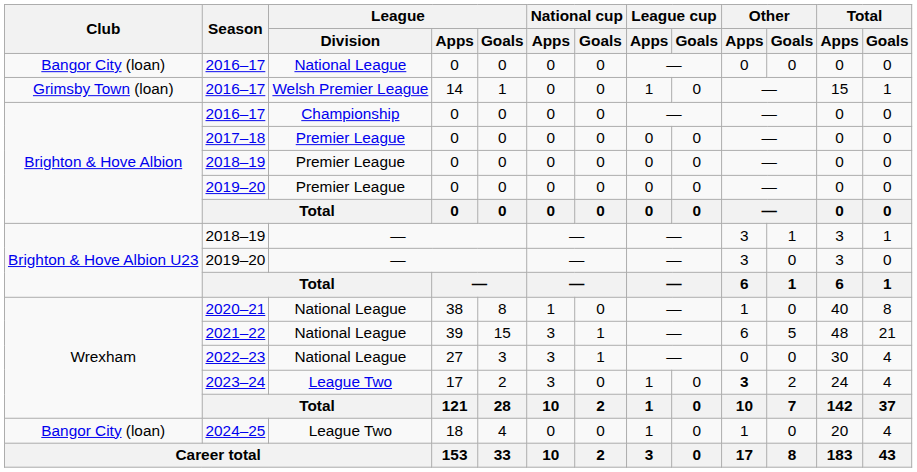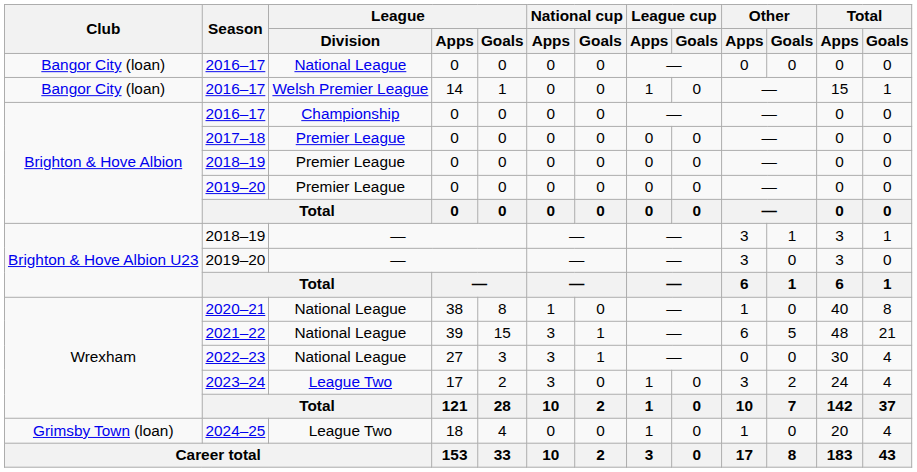(103, 89) Grimsby Town (loan) -> (103, 89) Bangor City (loan)
(744, 382) bold -> (744, 382) normal
(103, 430) Bangor City (loan) -> (103, 430) Grimsby Town (loan)
